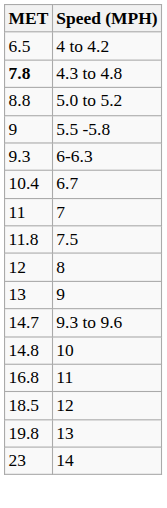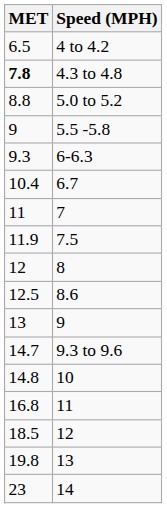(24, 239) 11.8 -> (24, 239) 11.9
+ row: (67, 294)
